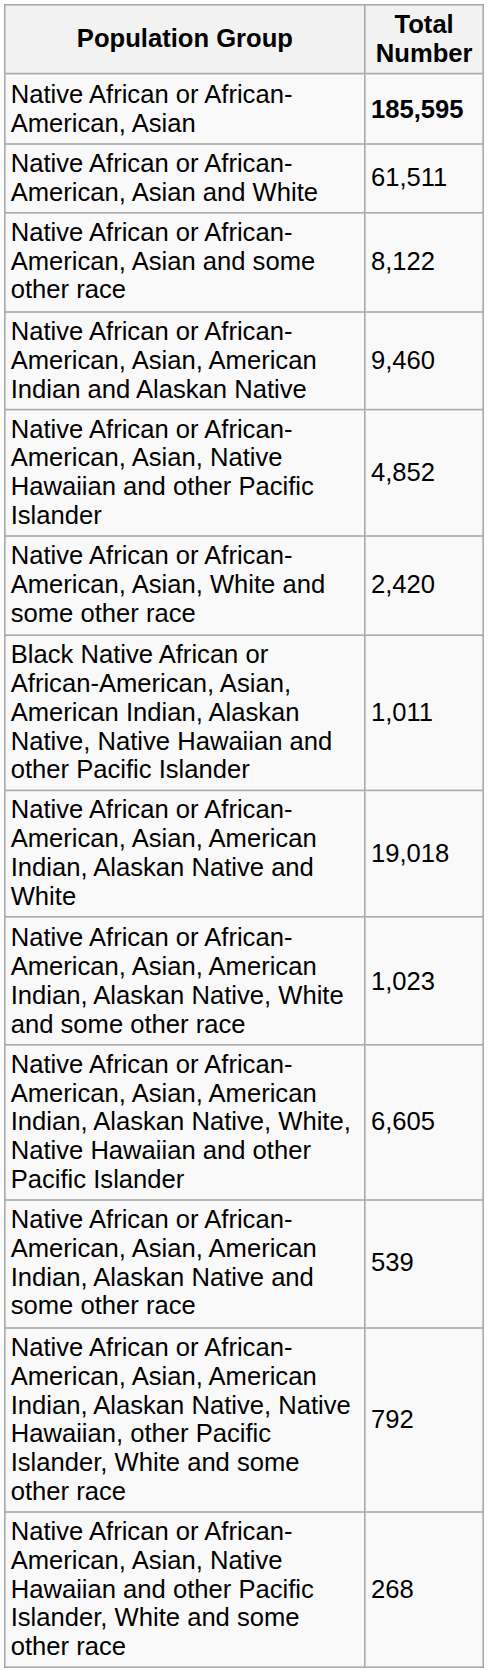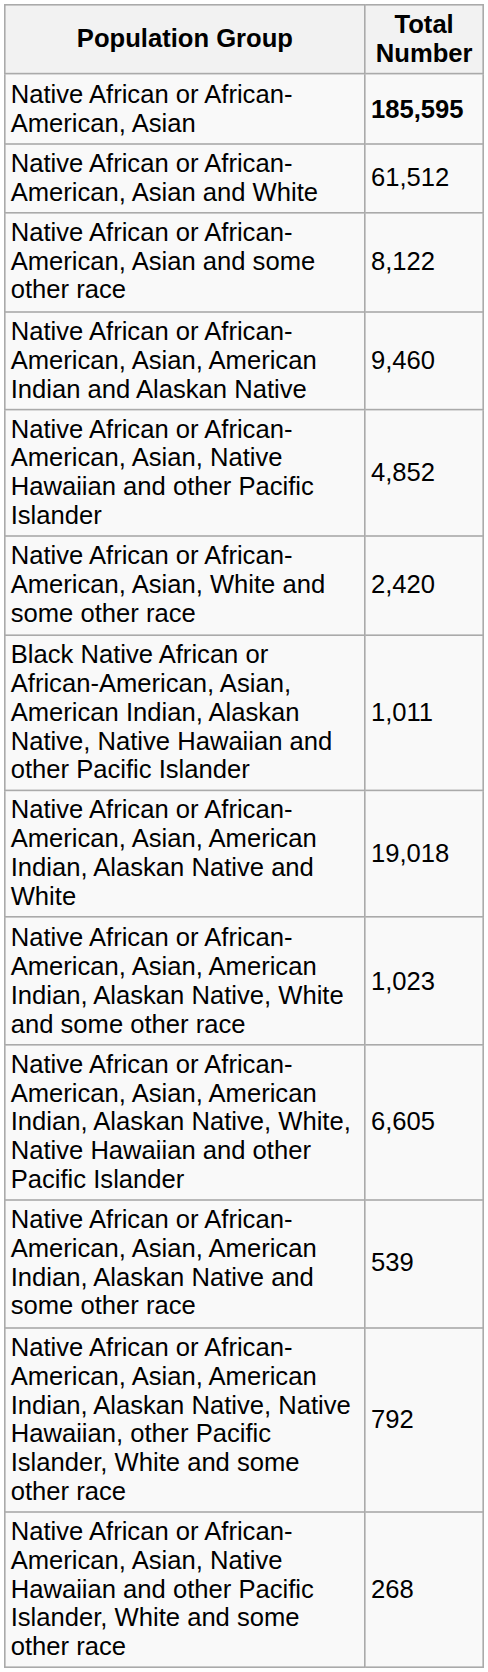(409, 178) 61,511 -> (410, 178) 61,512
